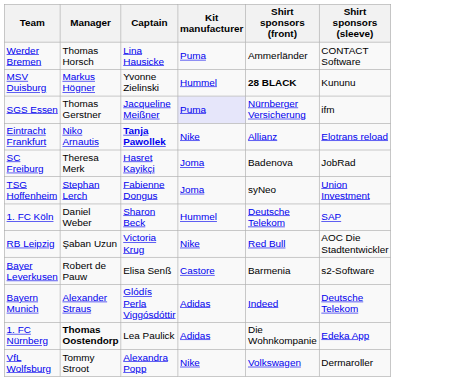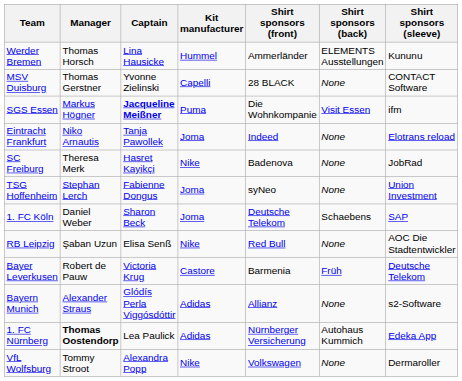+ column: (352, 23)
(193, 55) Puma -> (198, 55) Hummel
(345, 55) CONTACT Software -> (405, 55) Kununu
(79, 82) Markus Högner -> (82, 82) Thomas Gerstner
(198, 82) Hummel -> (195, 82) Capelli
(272, 82) bold -> (271, 82) normal
(338, 82) Kununu -> (412, 82) CONTACT Software
(82, 109) Thomas Gerstner -> (79, 109) Markus Högner
(147, 109) normal -> (149, 109) bold
(193, 109) lavender background -> (193, 109) no background
(277, 109) Nürnberger Versicherung -> (282, 109) Die Wohnkompanie
(144, 136) bold -> (143, 136) normal
(190, 136) Nike -> (192, 136) Joma
(263, 136) Allianz -> (263, 136) Indeed
(192, 163) Joma -> (190, 163) Nike
(198, 217) Hummel -> (192, 217) Joma
(140, 244) Victoria Krug -> (147, 244) Elisa Senß
(147, 271) Elisa Senß -> (140, 271) Victoria Krug
(348, 271) s2-Software -> (409, 271) Deutsche Telekom
(263, 303) Indeed -> (263, 303) Allianz
(342, 303) Deutsche Telekom -> (415, 303) s2-Software
(282, 336) Die Wohnkompanie -> (277, 336) Nürnberger Versicherung
